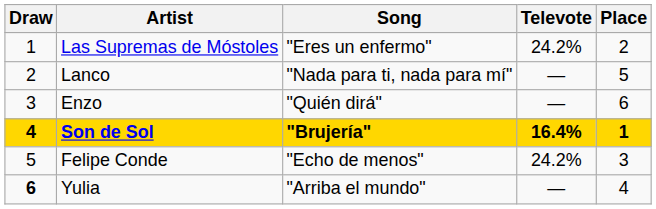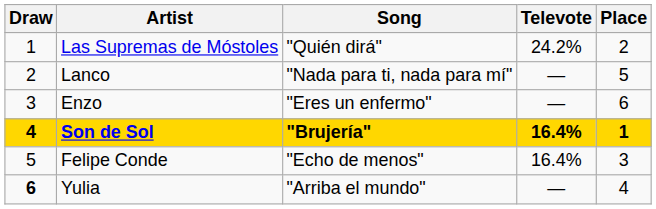(359, 47) "Eres un enfermo" -> (334, 47) "Quién dirá"
(334, 103) "Quién dirá" -> (359, 103) "Eres un enfermo"
(556, 160) 24.2% -> (556, 160) 16.4%
